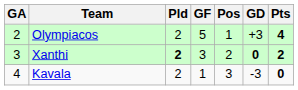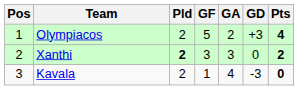columns swapped: (229, 14) <-> (17, 14)
(256, 54) bold -> (256, 54) normal
